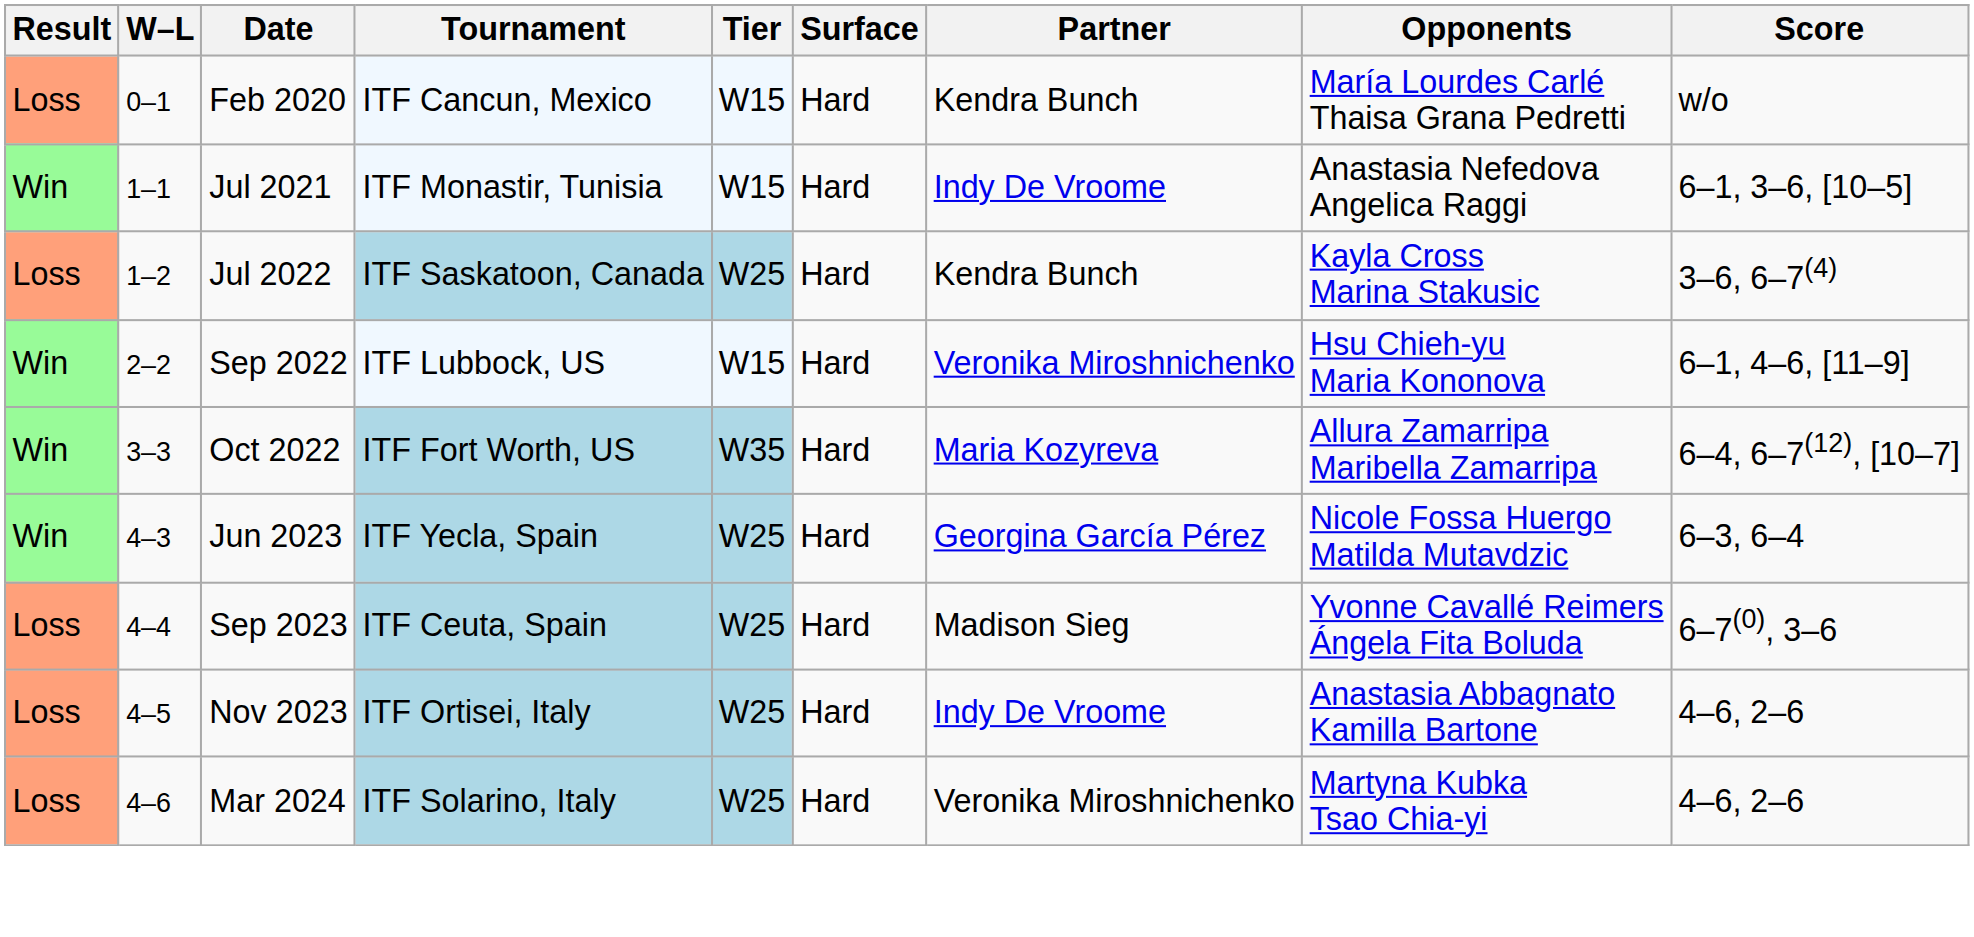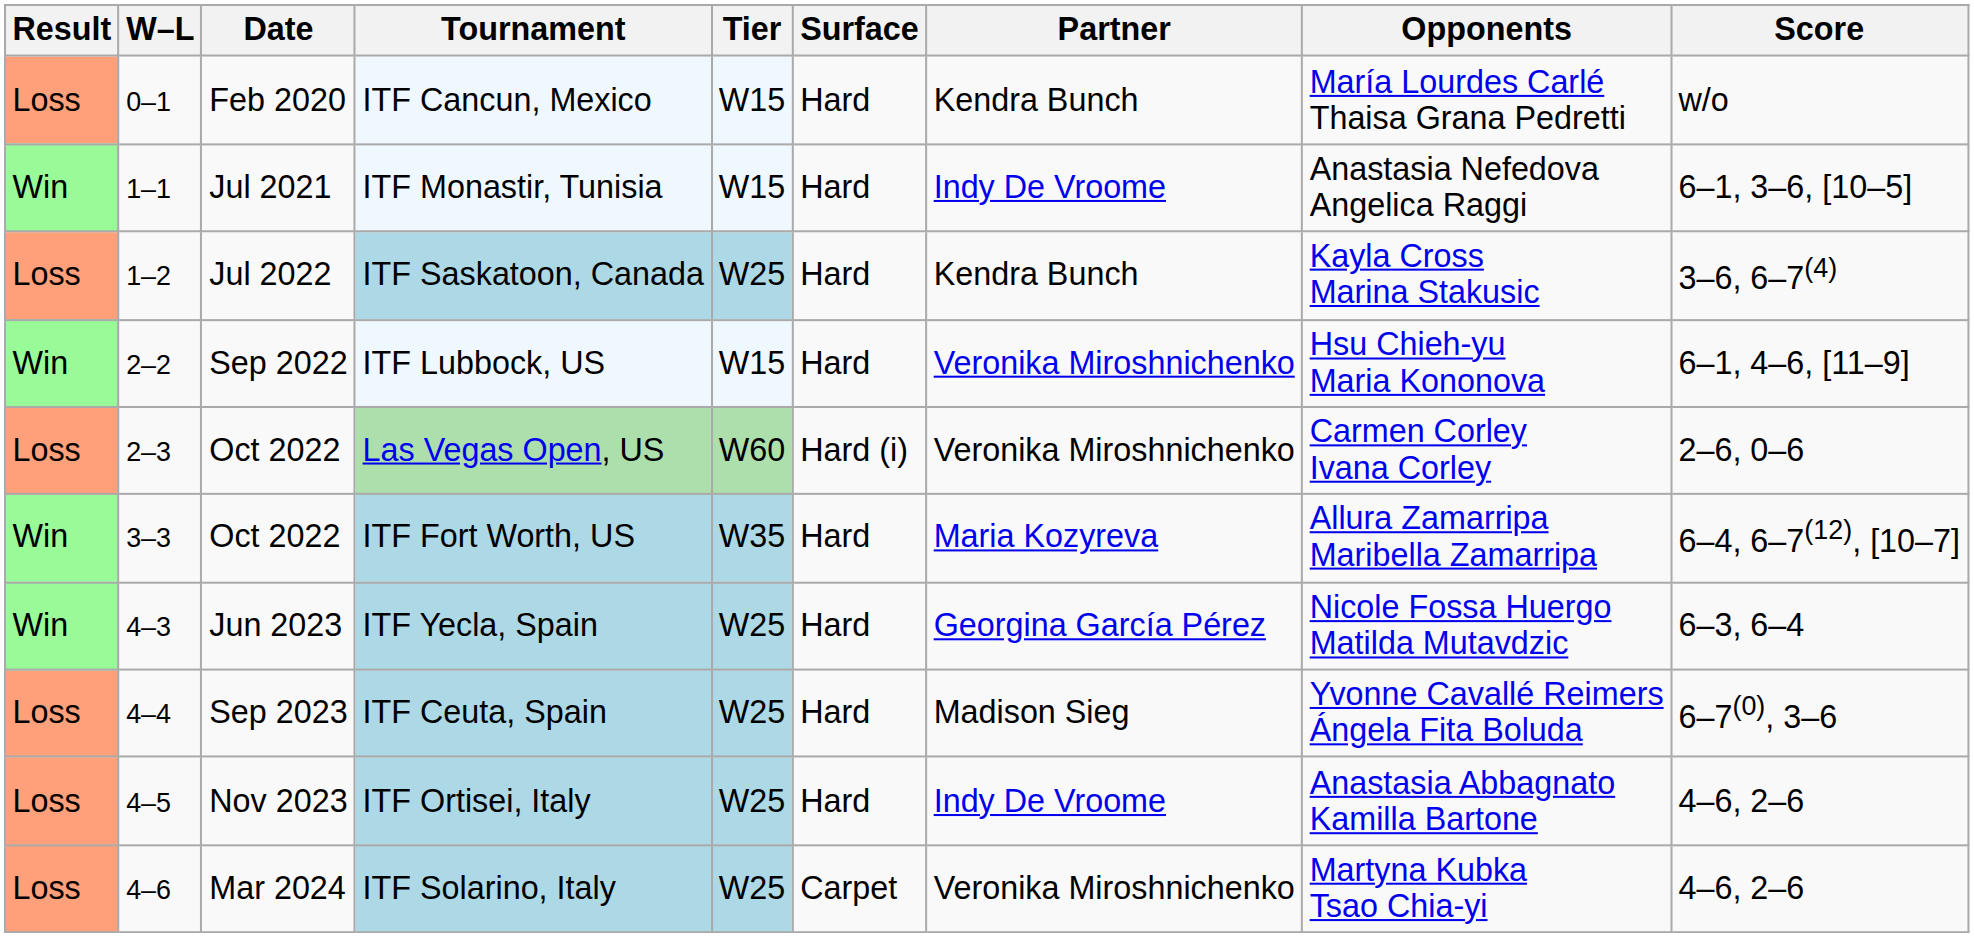+ row: (514, 450)
(835, 800) Hard -> (849, 888) Carpet
